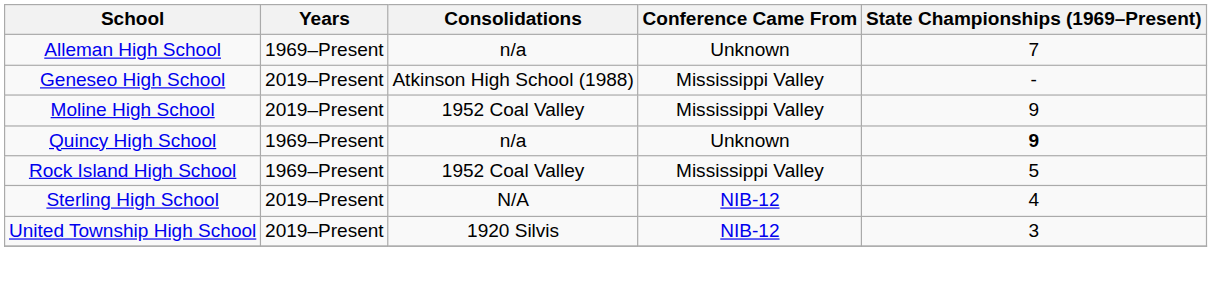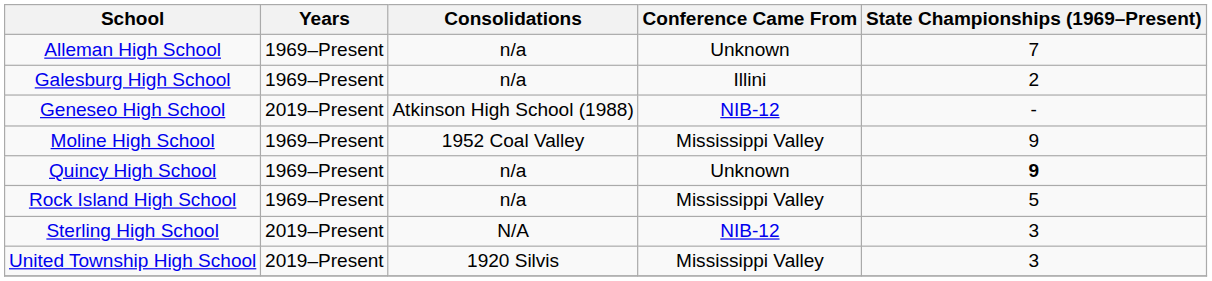+ row: (133, 79)
(750, 79) Mississippi Valley -> (750, 110) NIB-12
(324, 110) 2019–Present -> (324, 140) 1969–Present
(513, 170) 1952 Coal Valley -> (513, 200) n/a
(1034, 200) 4 -> (1034, 230) 3
(750, 230) NIB-12 -> (750, 261) Mississippi Valley
